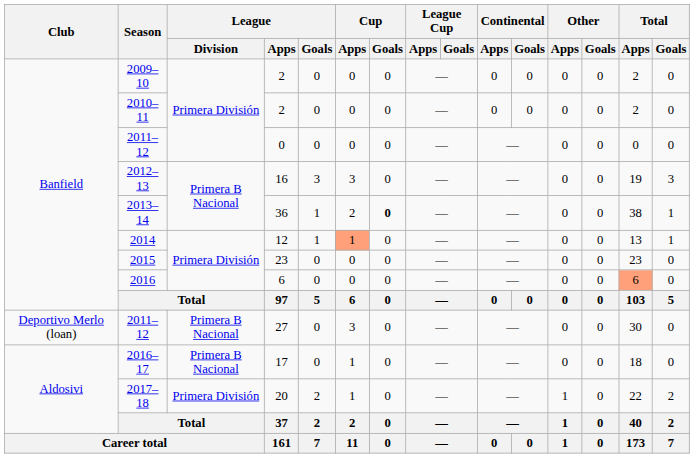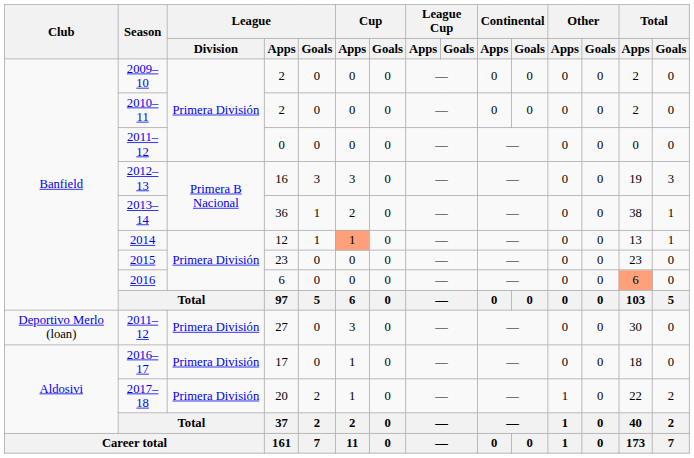(388, 213) bold -> (388, 213) normal
(216, 327) Primera B Nacional -> (216, 327) Primera División
(216, 361) Primera B Nacional -> (216, 361) Primera División
